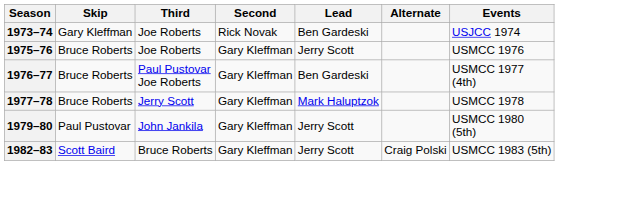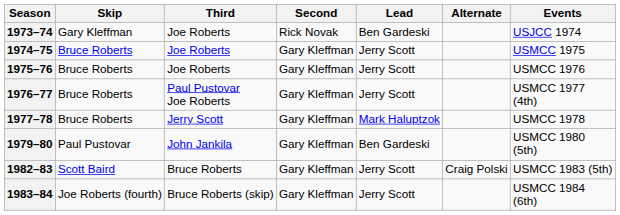+ row: (30, 50)
(333, 75) Ben Gardeski -> (387, 94) Jerry Scott
(326, 126) Jerry Scott -> (394, 144) Ben Gardeski
+ row: (30, 194)
